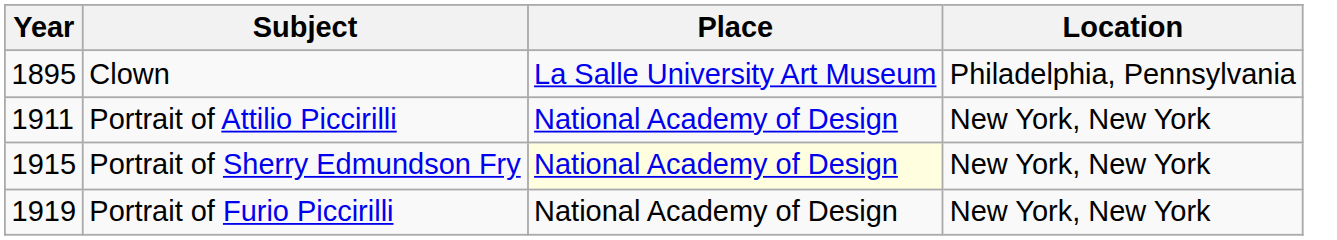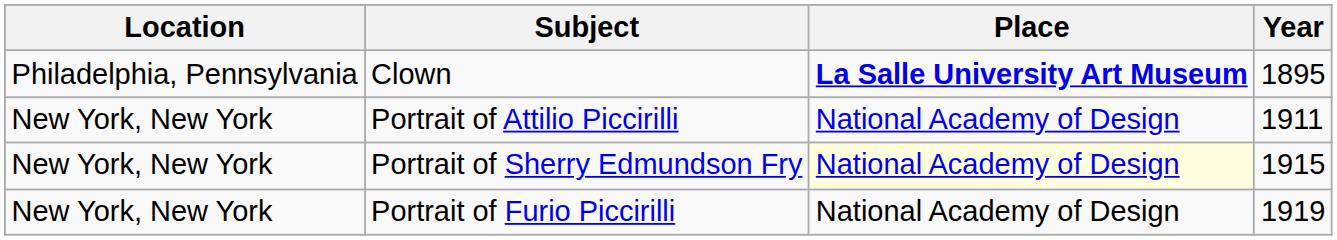columns swapped: (44, 27) <-> (1123, 27)
(735, 73) normal -> (1032, 73) bold
